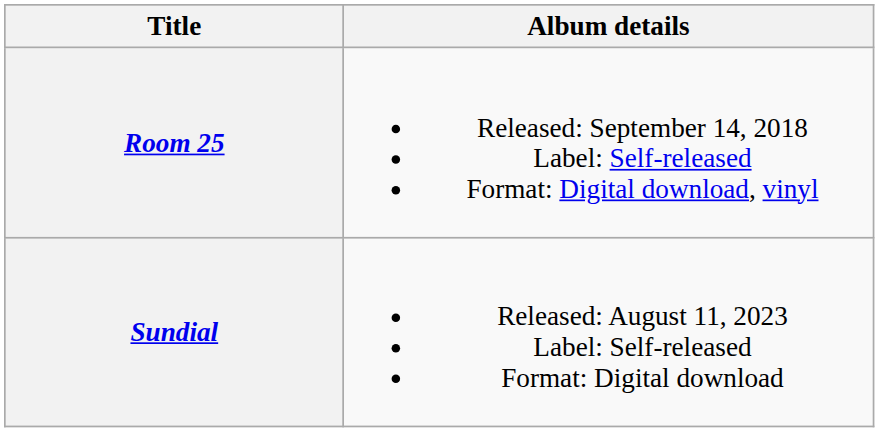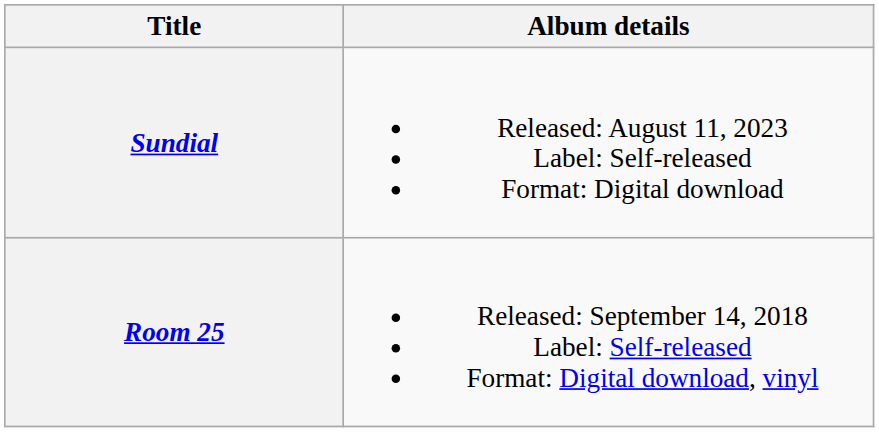rows swapped: (174, 142) <-> (174, 331)
